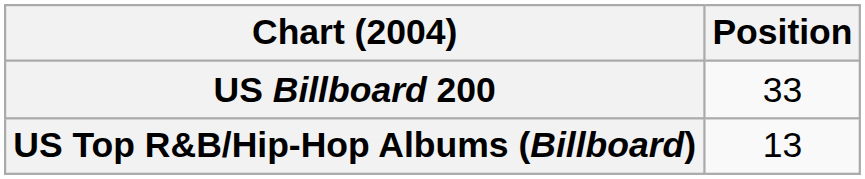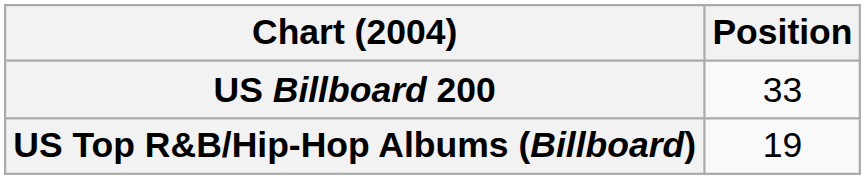(782, 145) 13 -> (782, 145) 19
